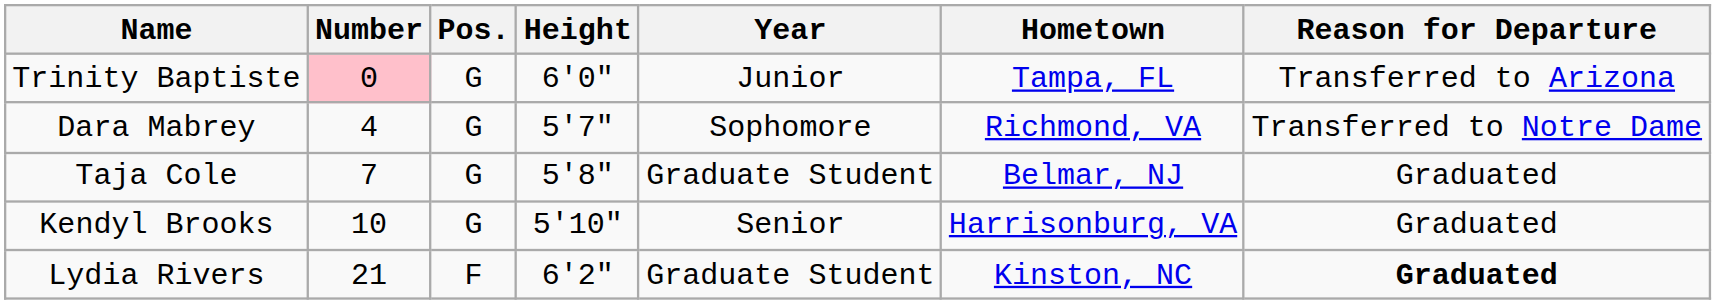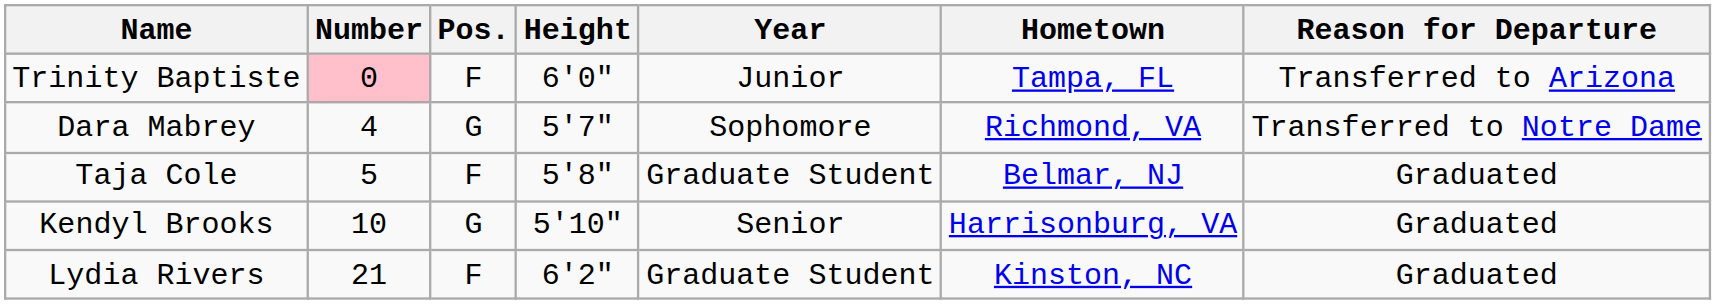(473, 79) G -> (473, 79) F
(369, 176) 7 -> (369, 176) 5
(473, 176) G -> (473, 176) F
(1477, 274) bold -> (1477, 274) normal
